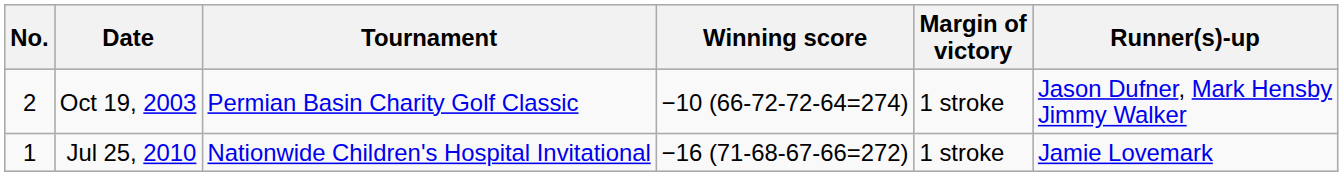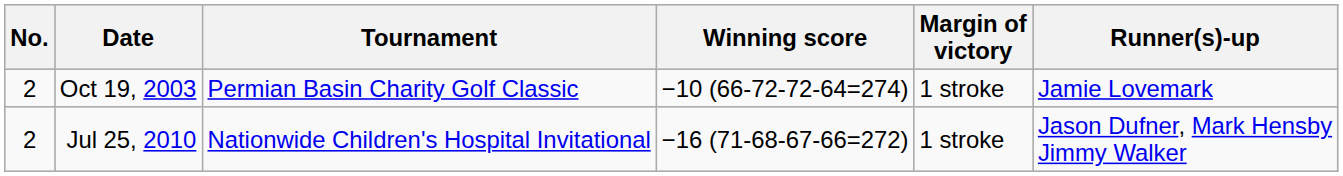(1185, 102) Jason Dufner, Mark Hensby Jimmy Walker -> (1125, 88) Jamie Lovemark
(30, 153) 1 -> (30, 139) 2
(1125, 153) Jamie Lovemark -> (1185, 139) Jason Dufner, Mark Hensby Jimmy Walker
